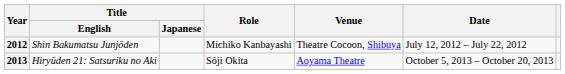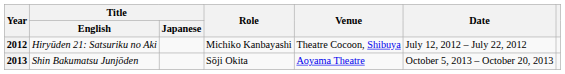(85, 45) Shin Bakumatsu Junjōden -> (94, 45) Hiryūden 21: Satsuriku no Aki
(94, 61) Hiryūden 21: Satsuriku no Aki -> (85, 61) Shin Bakumatsu Junjōden
